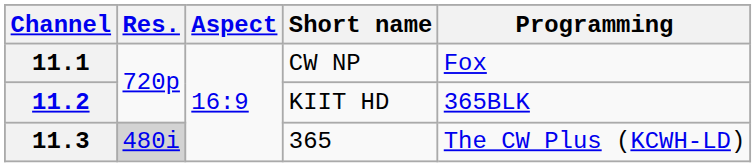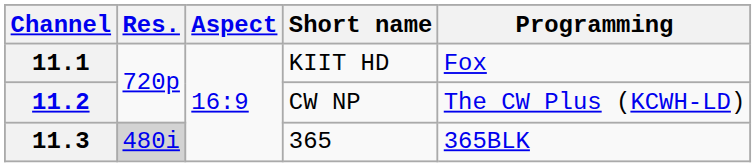(325, 63) CW NP -> (339, 63) KIIT HD
(339, 102) KIIT HD -> (325, 102) CW NP
(487, 102) 365BLK -> (595, 102) The CW Plus (KCWH-LD)
(595, 141) The CW Plus (KCWH-LD) -> (487, 141) 365BLK
